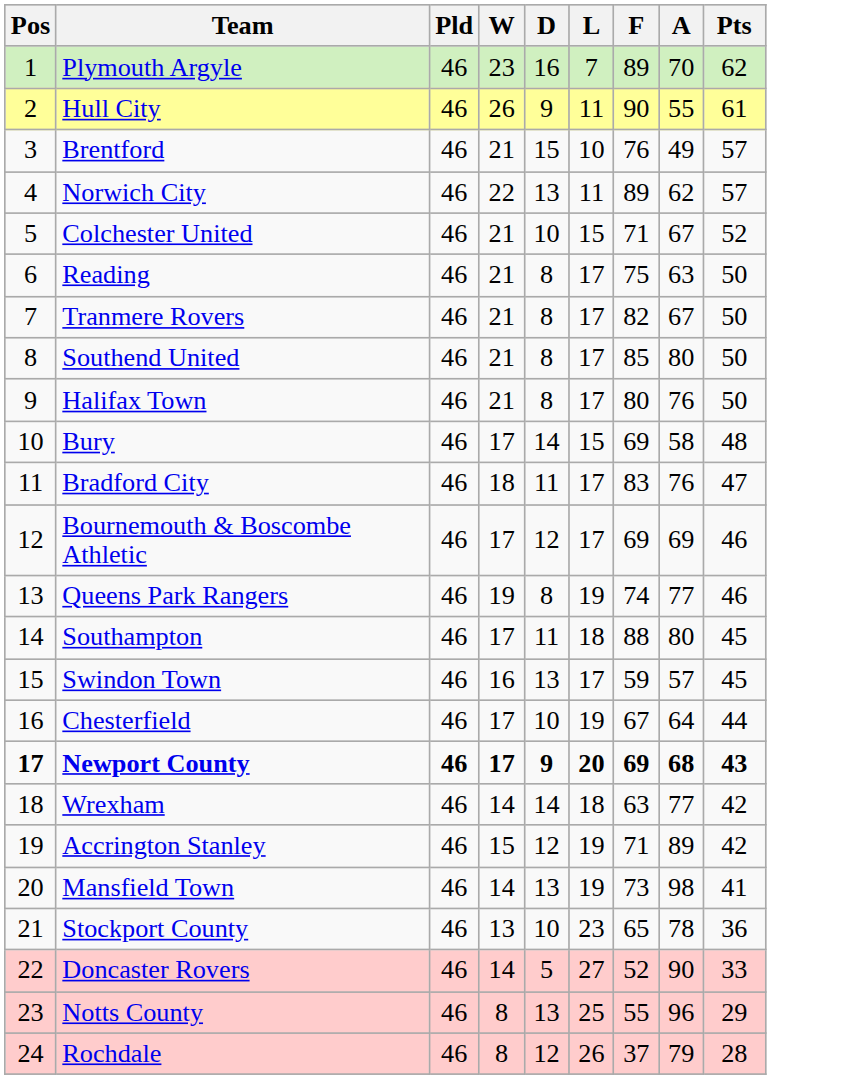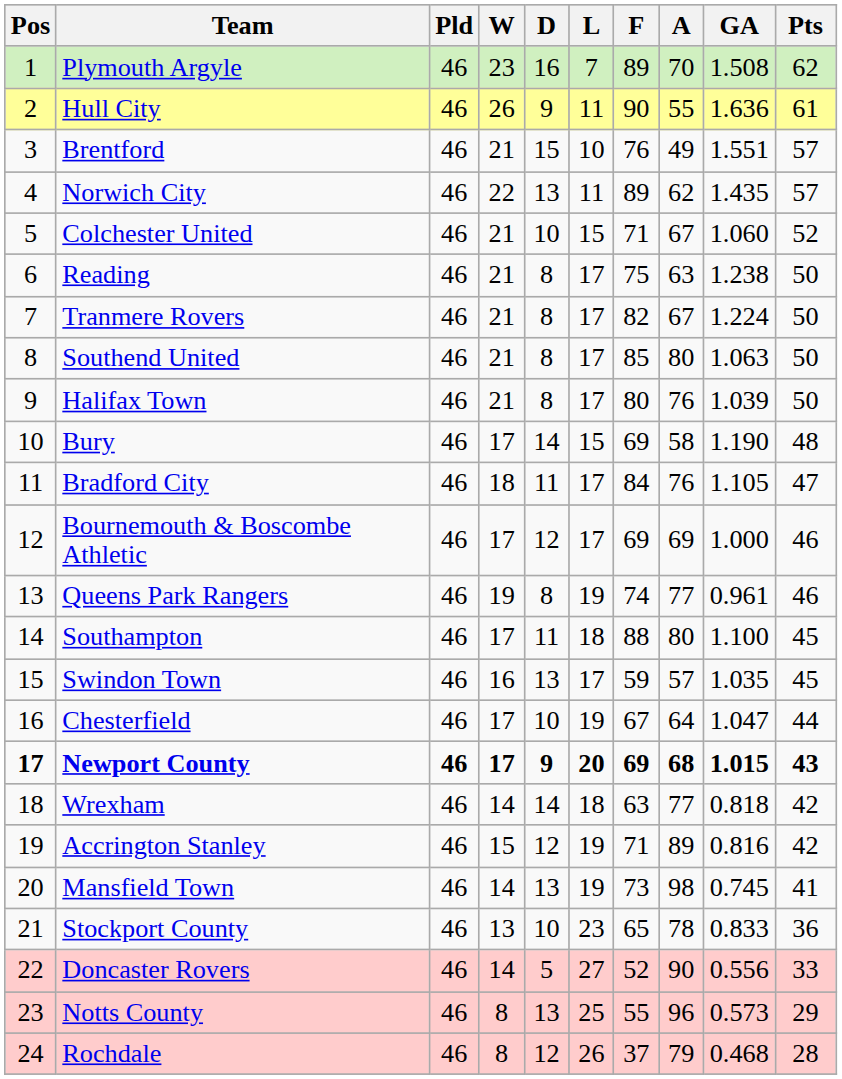+ column: (739, 25)
(636, 483) 83 -> (636, 483) 84
